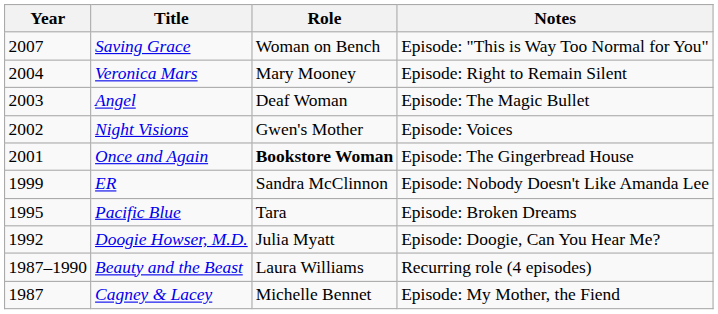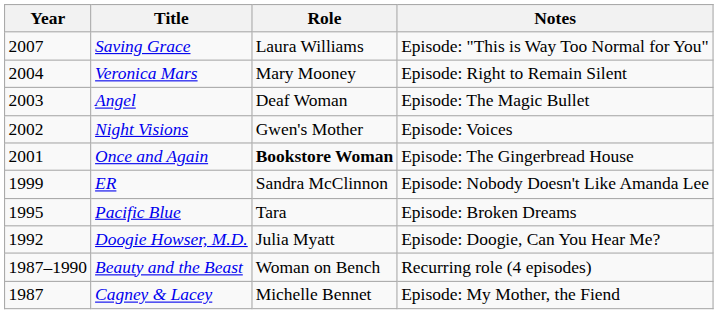(318, 45) Woman on Bench -> (310, 45) Laura Williams
(310, 267) Laura Williams -> (318, 267) Woman on Bench
